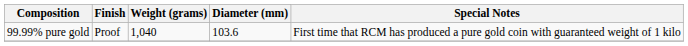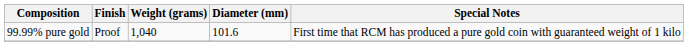(225, 31) 103.6 -> (225, 31) 101.6
